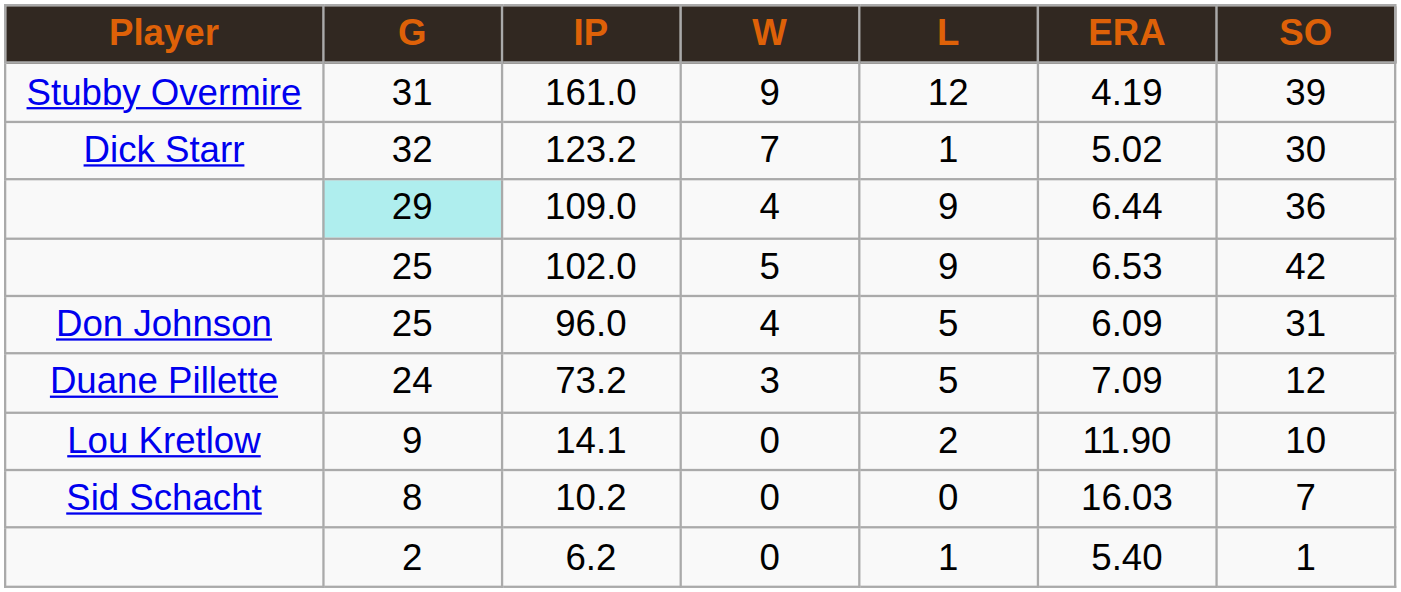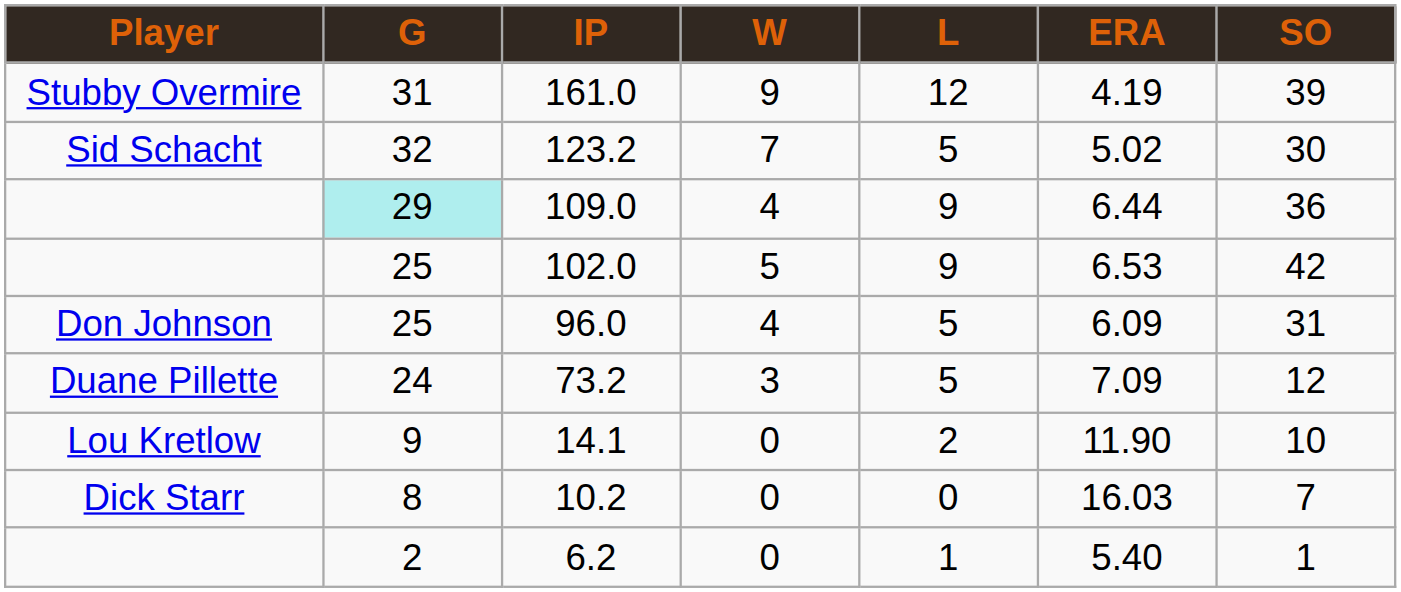(164, 149) Dick Starr -> (164, 149) Sid Schacht
(948, 149) 1 -> (948, 149) 5
(164, 498) Sid Schacht -> (164, 498) Dick Starr
